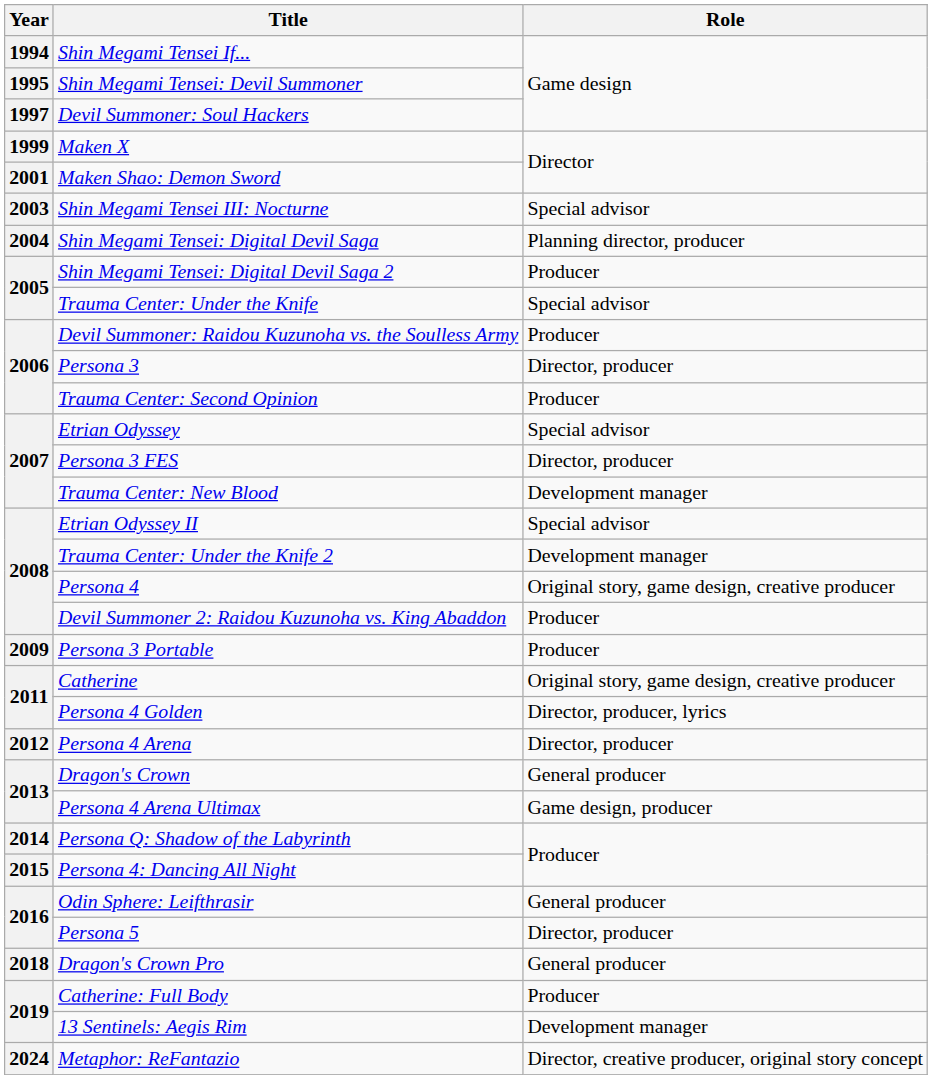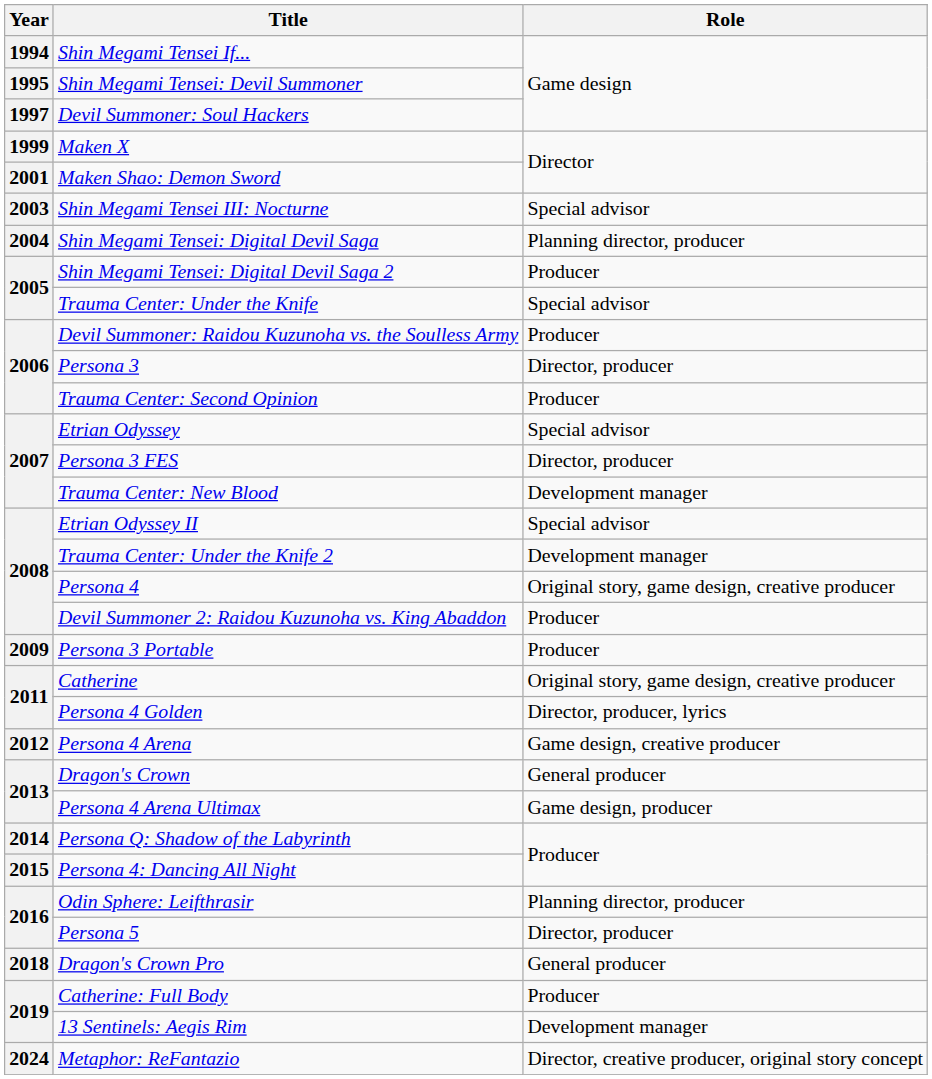(600, 743) Director, producer -> (654, 743) Game design, creative producer
(597, 901) General producer -> (636, 901) Planning director, producer
